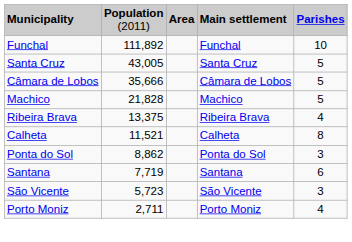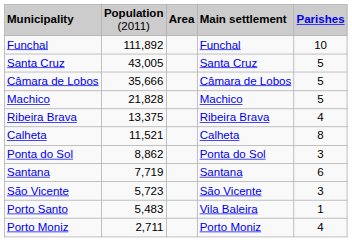+ row: (37, 209)
